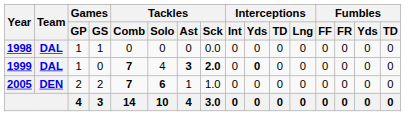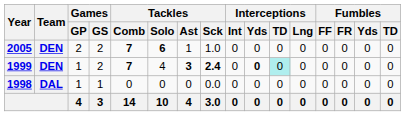rows swapped: (19, 48) <-> (19, 84)
(51, 66) DAL -> (51, 66) DEN
(100, 66) 0 -> (100, 66) 2
(213, 66) 2.0 -> (213, 66) 2.4
(280, 66) no background -> (280, 66) paleturquoise background
